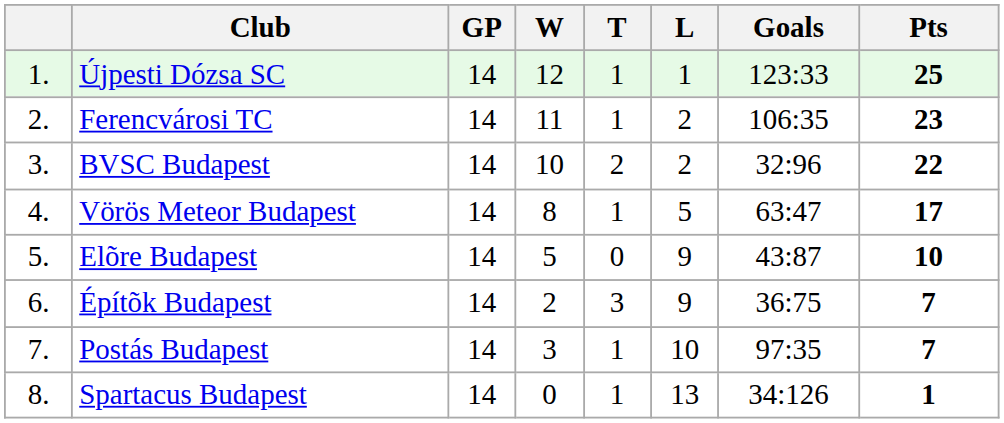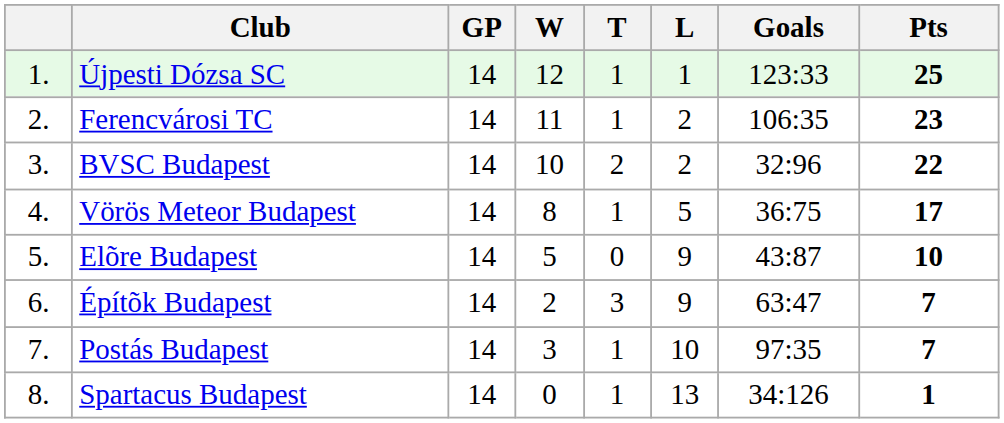(789, 211) 63:47 -> (789, 211) 36:75
(789, 303) 36:75 -> (789, 303) 63:47
